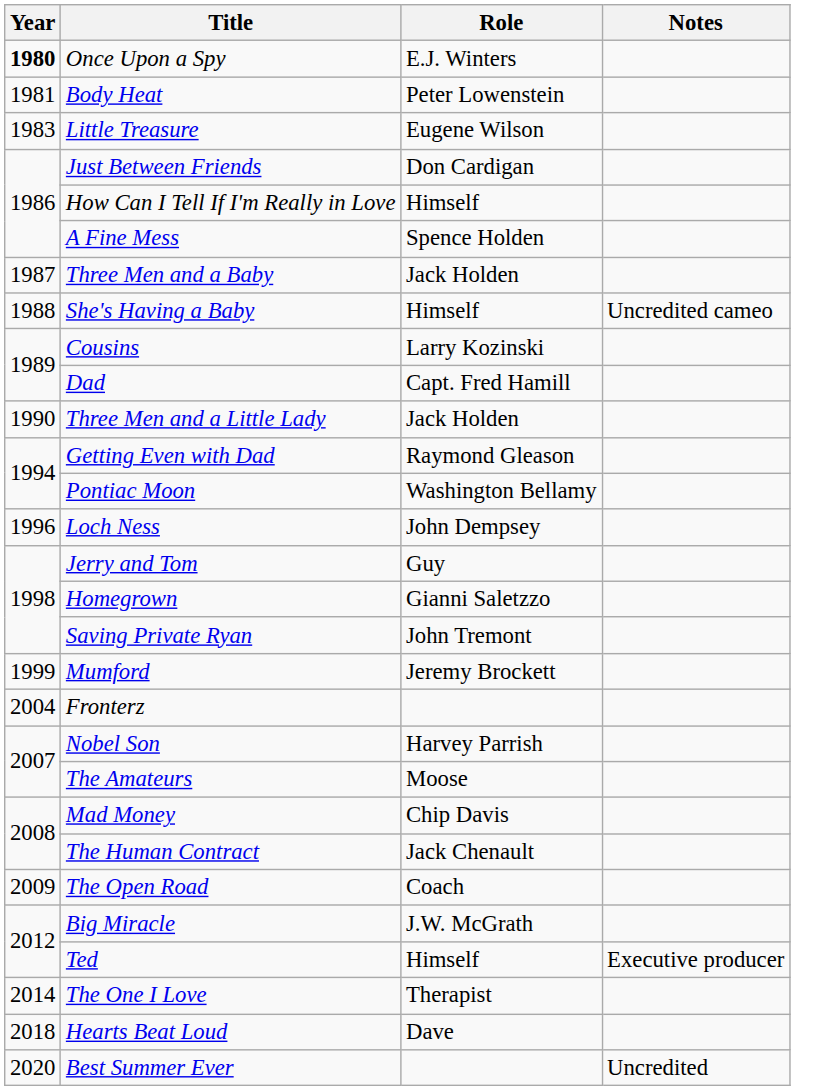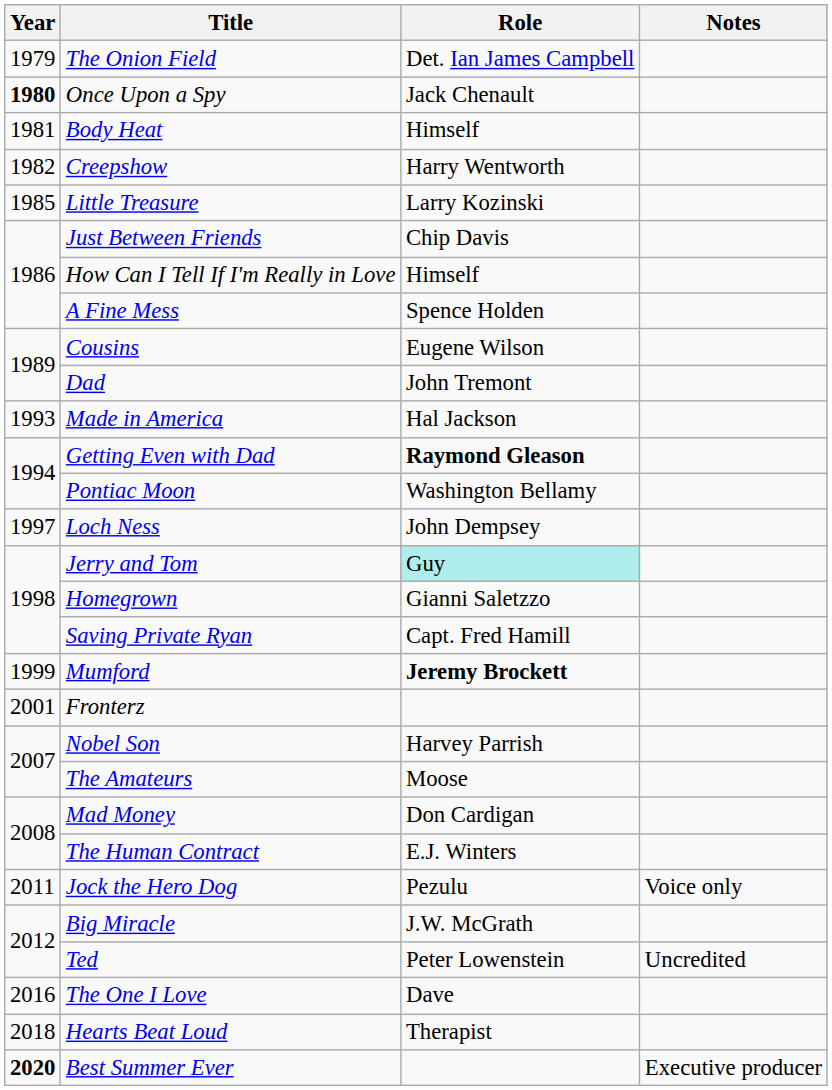+ row: (141, 58)
(461, 58) E.J. Winters -> (470, 94) Jack Chenault
(485, 94) Peter Lowenstein -> (443, 130) Himself
+ row: (117, 166)
(33, 130) 1983 -> (33, 202) 1985
(475, 130) Eugene Wilson -> (475, 202) Larry Kozinski
(470, 166) Don Cardigan -> (457, 238) Chip Davis
- row: (170, 274)
- row: (160, 310)
(475, 346) Larry Kozinski -> (475, 346) Eugene Wilson
(488, 382) Capt. Fred Hamill -> (469, 382) John Tremont
- row: (196, 418)
+ row: (145, 418)
(490, 454) normal -> (495, 454) bold
(33, 526) 1996 -> (33, 526) 1997
(426, 563) no background -> (426, 563) paleturquoise background
(469, 635) John Tremont -> (488, 635) Capt. Fred Hamill
(481, 671) normal -> (487, 671) bold
(33, 707) 2004 -> (33, 707) 2001
(457, 815) Chip Davis -> (470, 815) Don Cardigan
(470, 851) Jack Chenault -> (461, 851) E.J. Winters
- row: (137, 887)
+ row: (152, 887)
(443, 959) Himself -> (485, 959) Peter Lowenstein
(696, 959) Executive producer -> (695, 959) Uncredited
(33, 995) 2014 -> (33, 995) 2016
(449, 995) Therapist -> (430, 995) Dave
(430, 1031) Dave -> (449, 1031) Therapist
(33, 1067) normal -> (33, 1067) bold
(658, 1067) Uncredited -> (733, 1067) Executive producer
